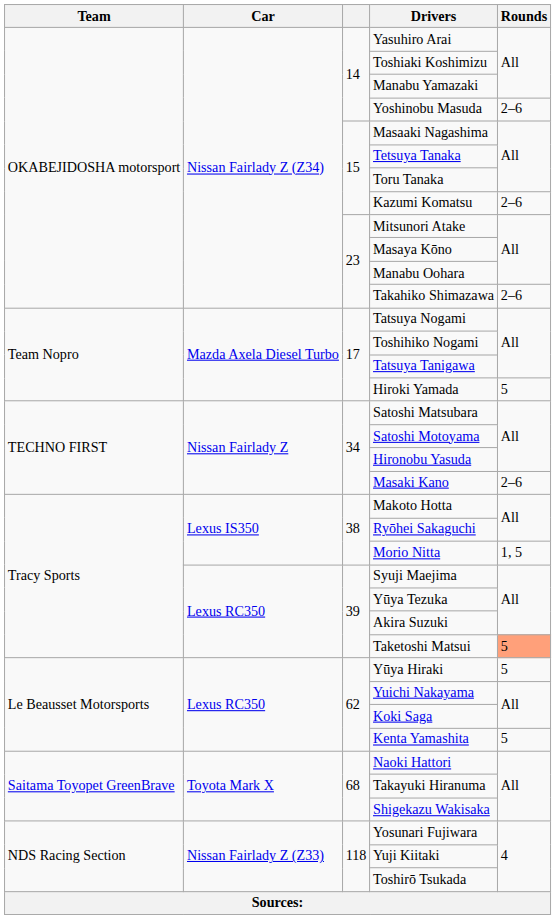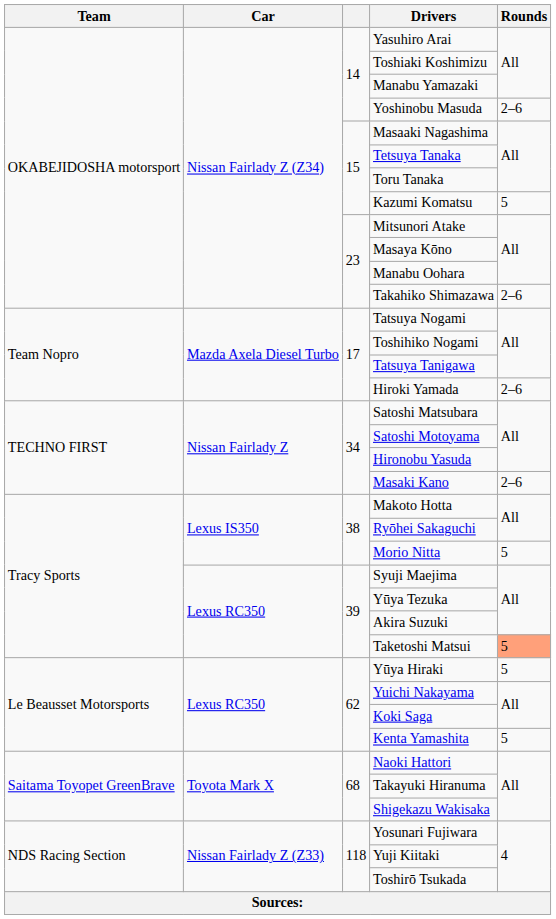(511, 202) 2–6 -> (504, 202) 5
(504, 389) 5 -> (511, 389) 2–6
(511, 552) 1, 5 -> (504, 552) 5
